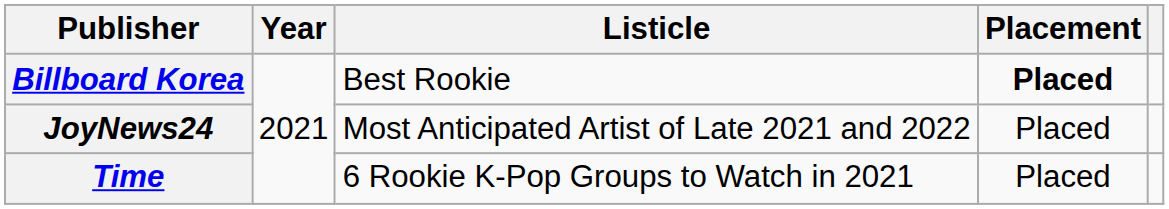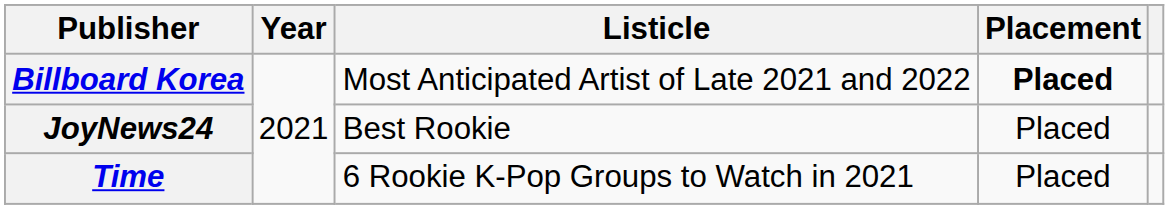(427, 78) Best Rookie -> (657, 78) Most Anticipated Artist of Late 2021 and 2022
(657, 128) Most Anticipated Artist of Late 2021 and 2022 -> (427, 128) Best Rookie
